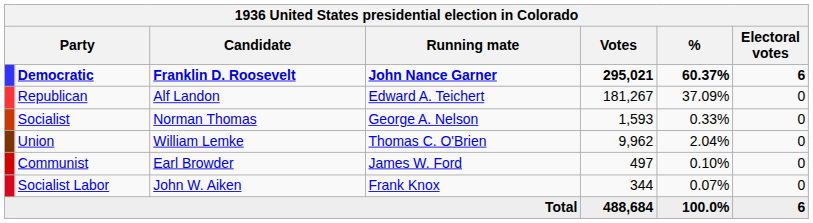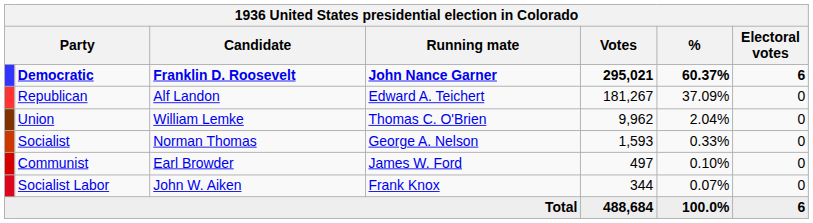rows swapped: (36, 141) <-> (44, 119)
